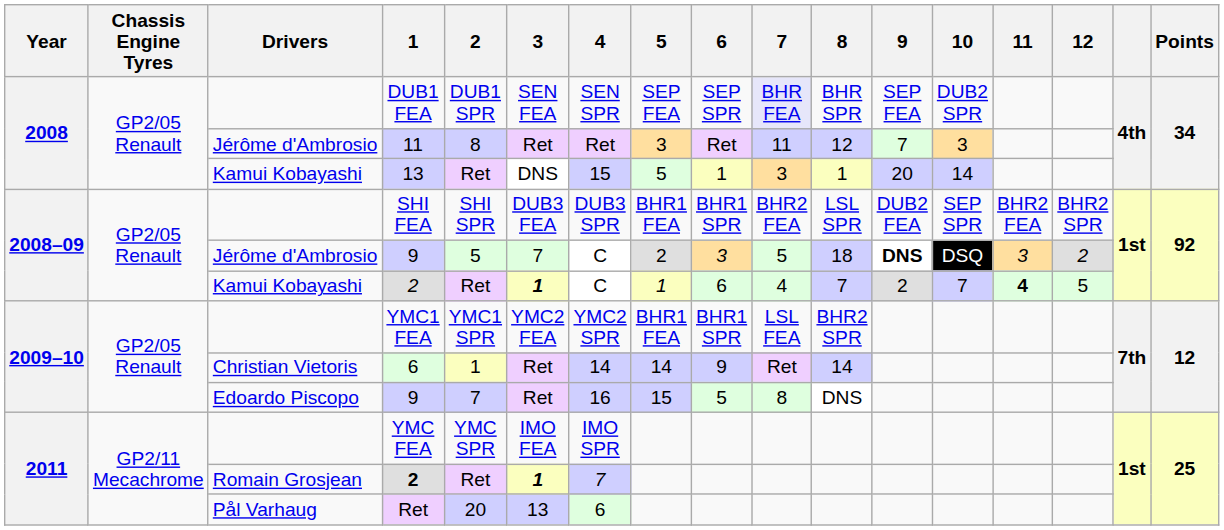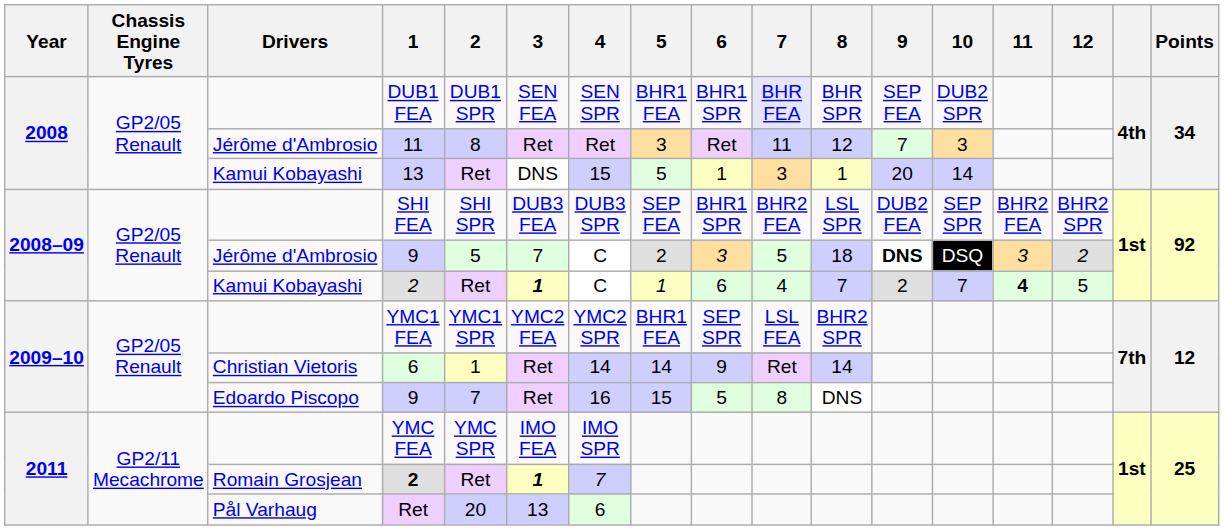(661, 103) SEP FEA -> (661, 103) BHR1 FEA
(722, 103) SEP SPR -> (722, 103) BHR1 SPR
(661, 214) BHR1 FEA -> (661, 214) SEP FEA
(722, 326) BHR1 SPR -> (722, 326) SEP SPR
